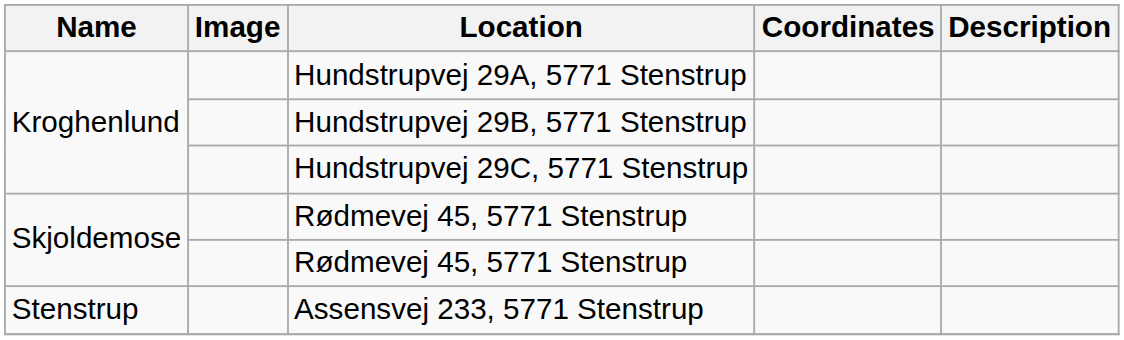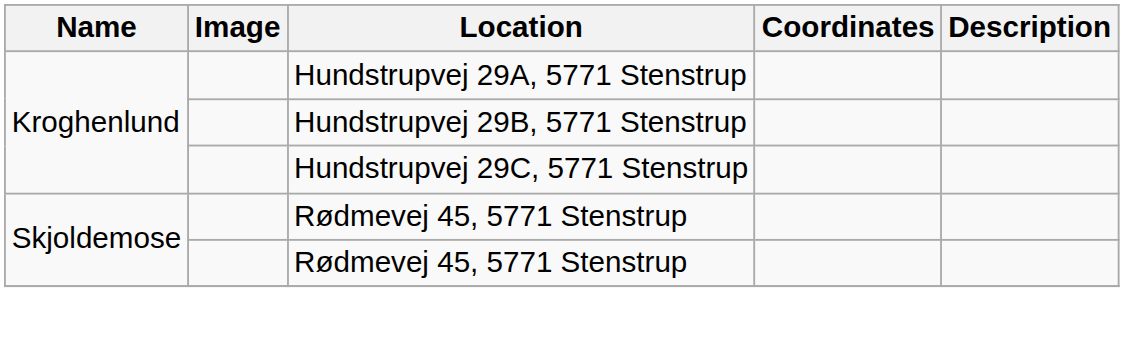- row: (75, 309)
